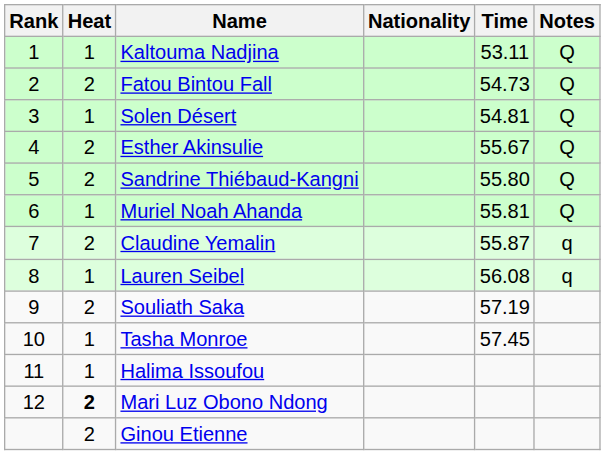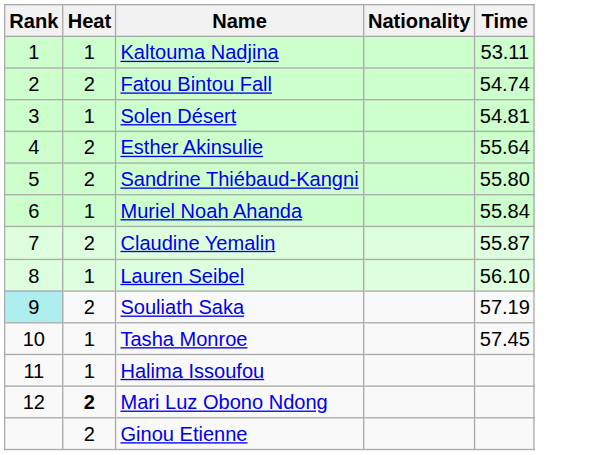- column: (567, 21)
(505, 84) 54.73 -> (505, 84) 54.74
(505, 148) 55.67 -> (505, 148) 55.64
(505, 211) 55.81 -> (505, 211) 55.84
(505, 275) 56.08 -> (505, 275) 56.10
(34, 307) no background -> (34, 307) paleturquoise background
